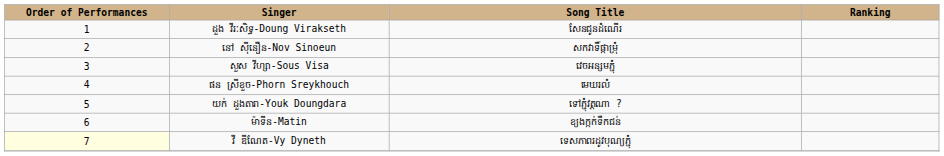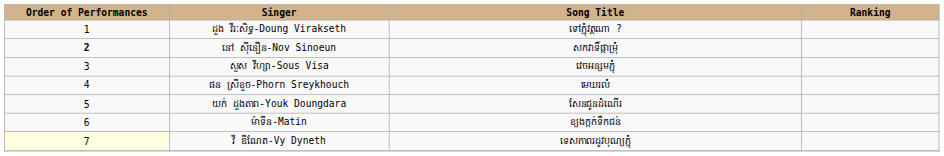(595, 29) សែនជូនដំណើរ -> (595, 29) ទៅភ្ជុំវត្តណា ?
(87, 48) normal -> (87, 48) bold
(595, 103) ទៅភ្ជុំវត្តណា ? -> (595, 103) សែនជូនដំណើរ
